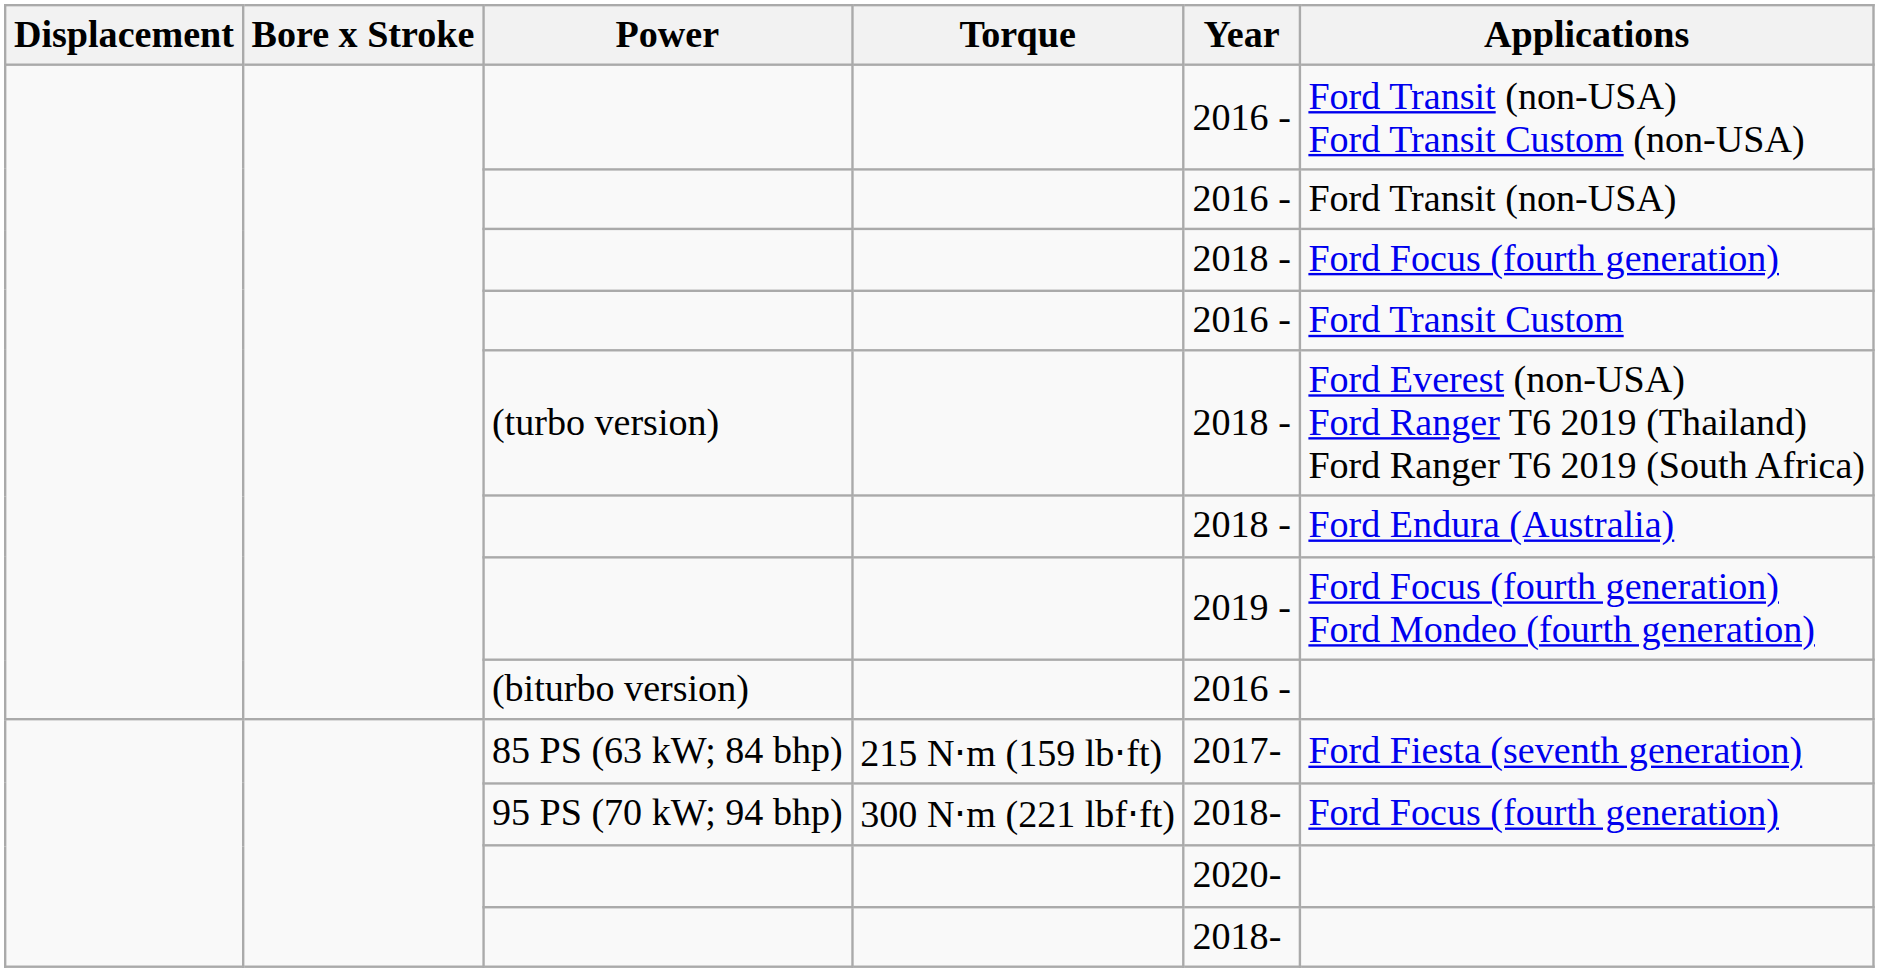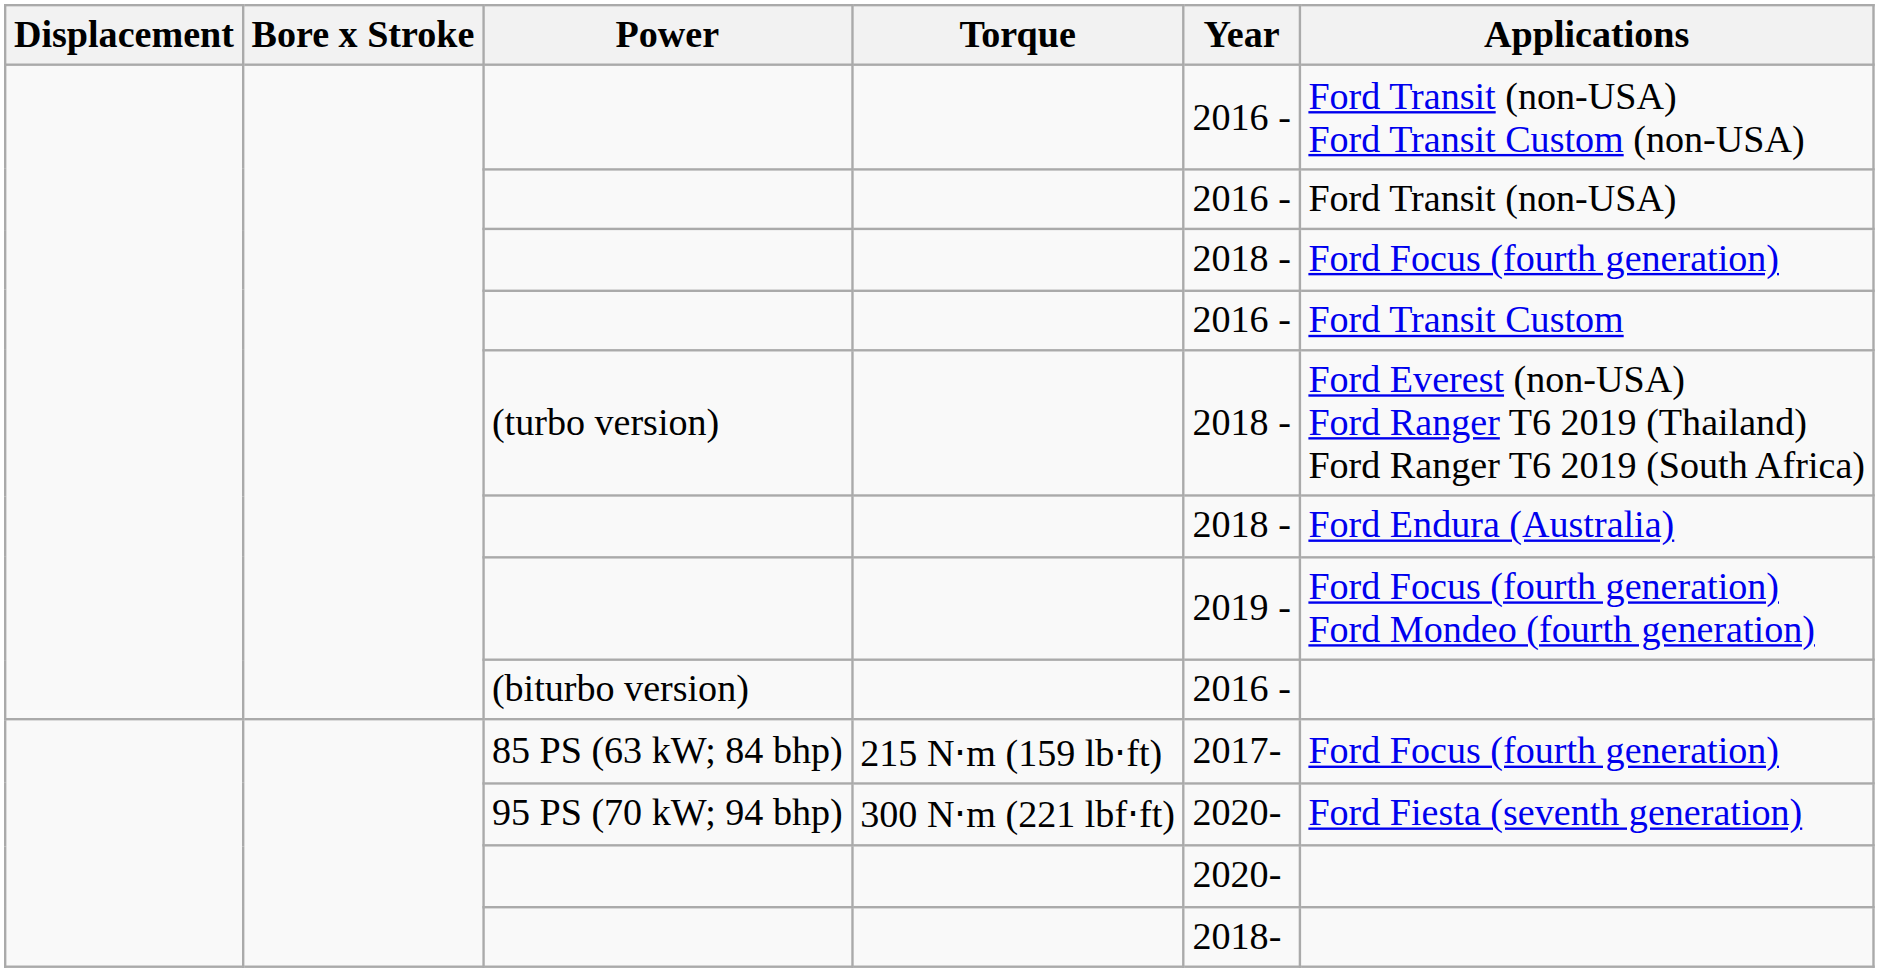(1555, 750) Ford Fiesta (seventh generation) -> (1544, 750) Ford Focus (fourth generation)
(1237, 813) 2018- -> (1237, 813) 2020-
(1544, 813) Ford Focus (fourth generation) -> (1555, 813) Ford Fiesta (seventh generation)
